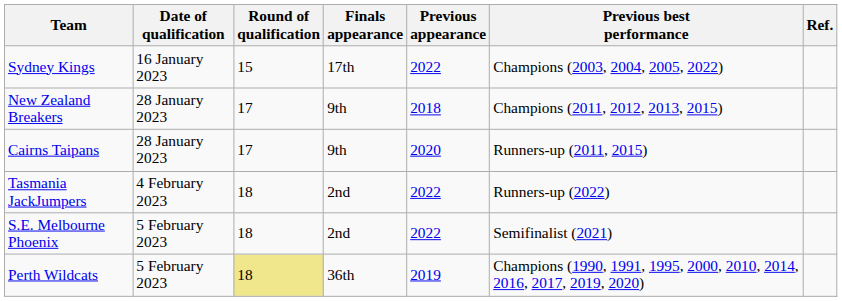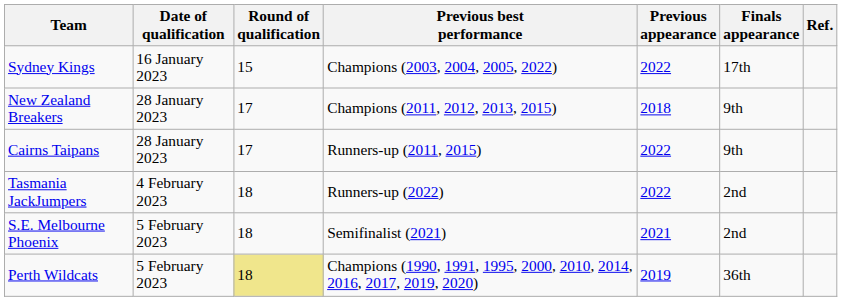columns swapped: (365, 25) <-> (646, 25)
(426, 150) 2020 -> (656, 150) 2022
(426, 233) 2022 -> (656, 233) 2021
